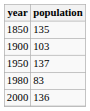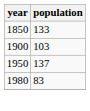(41, 30) 135 -> (41, 30) 133
- row: (18, 98)
